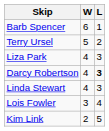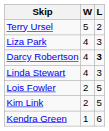- row: (36, 27)
(86, 103) 3 -> (86, 88) 2
(99, 103) 4 -> (99, 88) 5
+ row: (37, 118)
